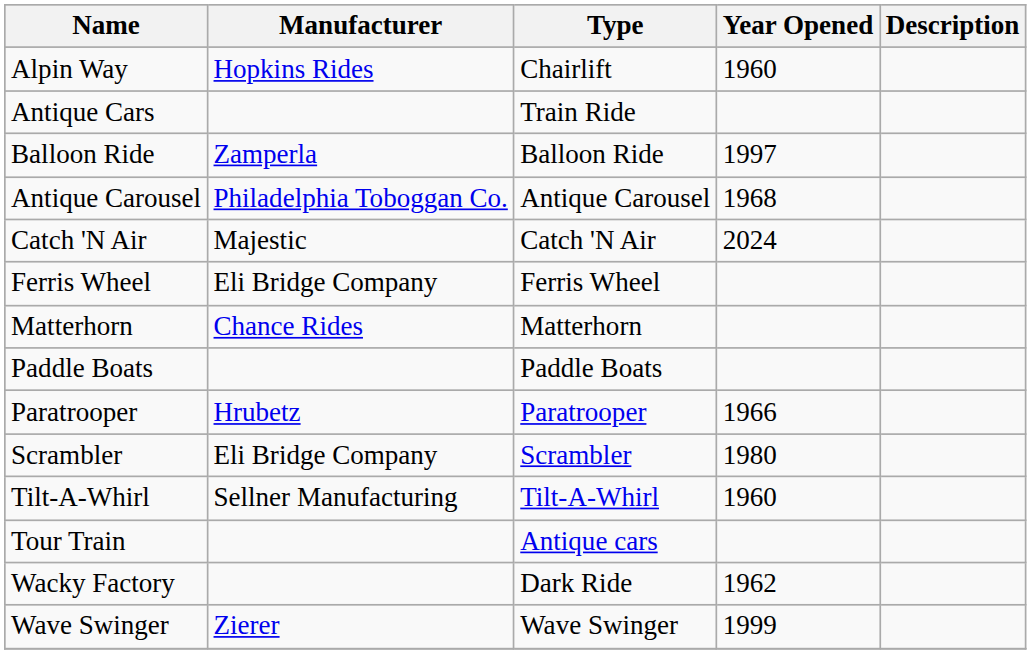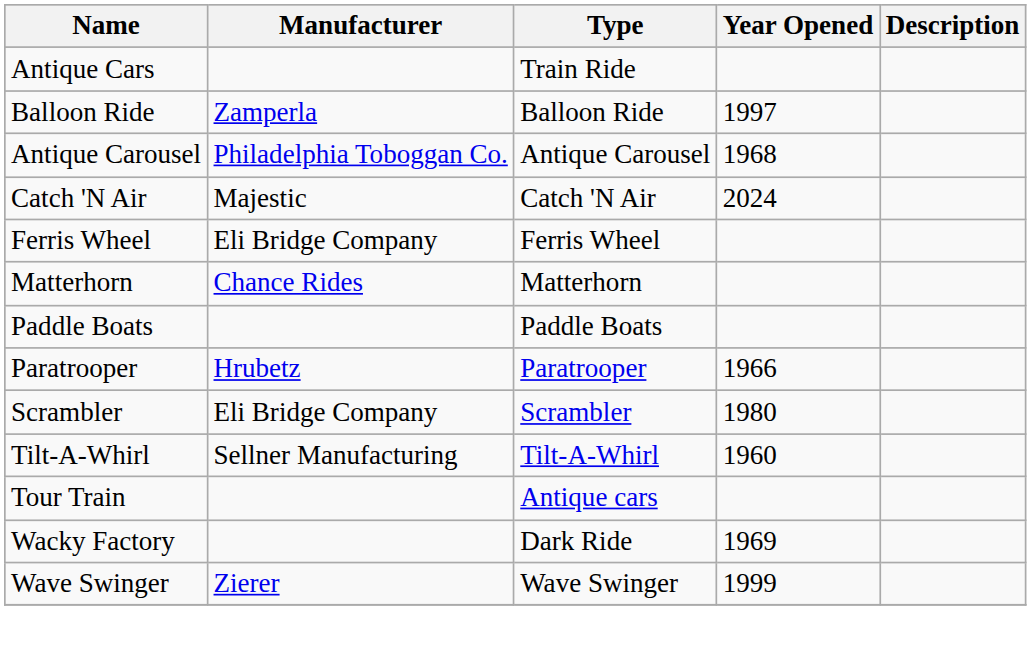- row: (69, 68)
(750, 583) 1962 -> (750, 540) 1969
